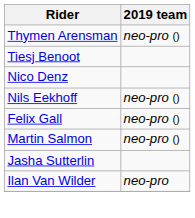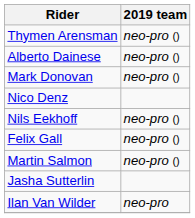- row: (44, 56)
+ row: (54, 56)
+ row: (50, 77)
